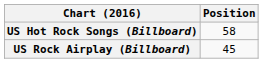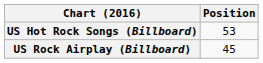(229, 31) 58 -> (229, 31) 53
